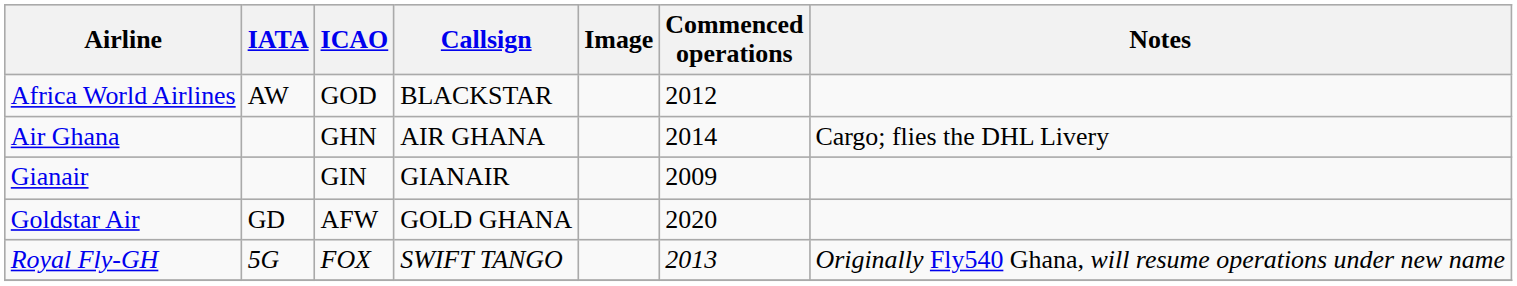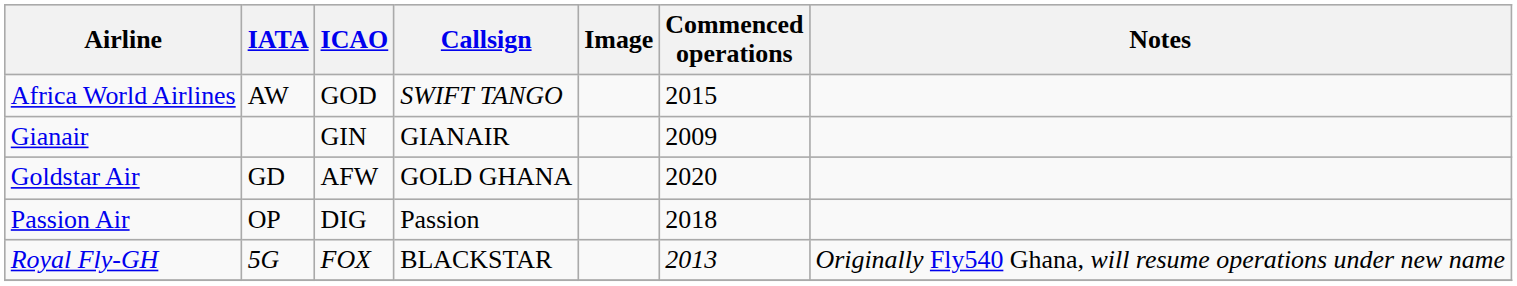(476, 95) BLACKSTAR -> (481, 95) SWIFT TANGO
(691, 95) 2012 -> (691, 95) 2015
- row: (65, 136)
+ row: (70, 218)
(481, 259) SWIFT TANGO -> (476, 259) BLACKSTAR
